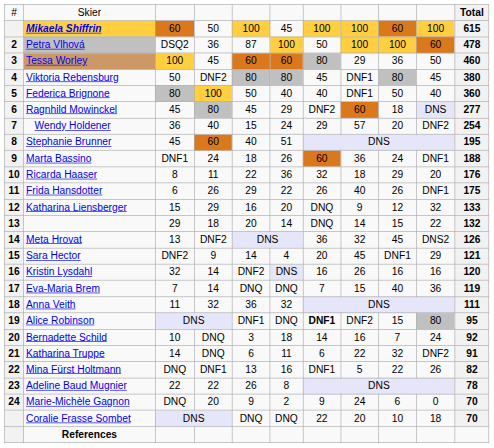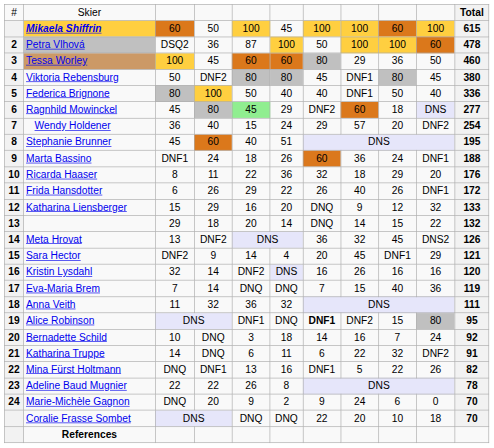(472, 93) 360 -> (472, 93) 336
(251, 110) no background -> (251, 110) lightgreen background
(472, 191) 175 -> (472, 191) 172
